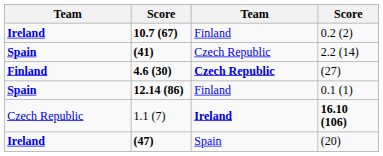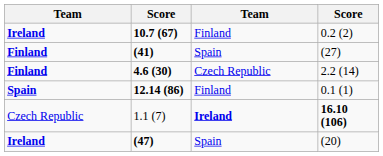(22, 52) Spain -> (27, 52) Finland
(232, 52) Czech Republic -> (208, 52) Spain
(340, 52) 2.2 (14) -> (331, 52) (27)
(234, 71) bold -> (232, 71) normal
(331, 71) (27) -> (340, 71) 2.2 (14)
